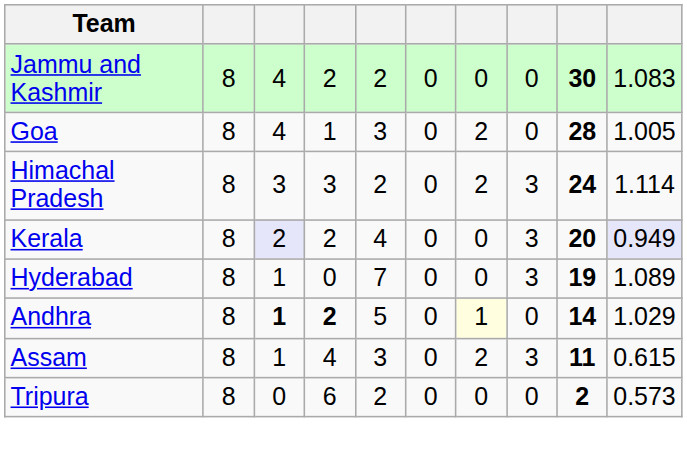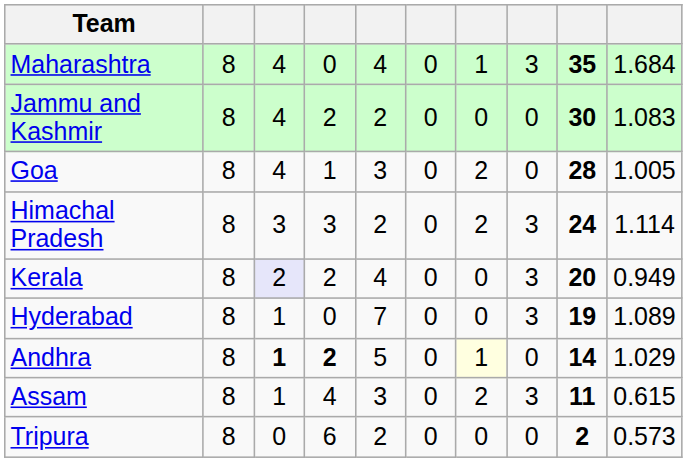+ row: (81, 63)
(645, 238) lavender background -> (645, 278) no background
